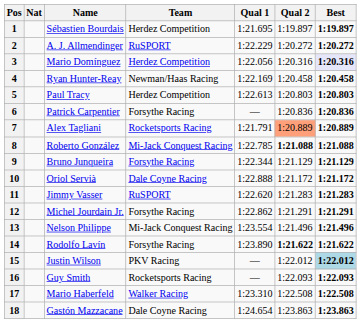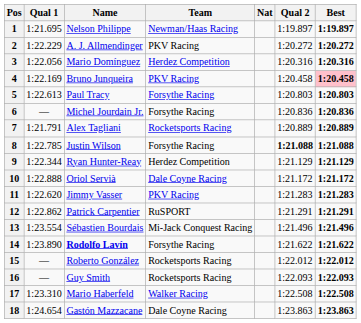columns swapped: (34, 12) <-> (255, 12)
(85, 29) Sébastien Bourdais -> (99, 29) Nelson Philippe
(169, 29) Herdez Competition -> (193, 29) Newman/Haas Racing
(150, 46) RuSPORT -> (174, 46) PKV Racing
(336, 62) lavender background -> (336, 62) no background
(84, 79) Ryan Hunter-Reay -> (100, 79) Bruno Junqueira
(173, 79) Newman/Haas Racing -> (174, 79) PKV Racing
(336, 79) no background -> (336, 79) pink background
(169, 95) Herdez Competition -> (181, 95) Forsythe Racing
(83, 112) Patrick Carpentier -> (105, 112) Michel Jourdain Jr.
(295, 128) lightsalmon background -> (295, 128) no background
(83, 145) Roberto González -> (94, 145) Justin Wilson
(180, 145) Mi-Jack Conquest Racing -> (181, 145) Forsythe Racing
(80, 161) Bruno Junqueira -> (104, 161) Ryan Hunter-Reay
(161, 161) Forsythe Racing -> (189, 161) Herdez Competition
(150, 194) RuSPORT -> (174, 194) PKV Racing
(85, 211) Michel Jourdain Jr. -> (103, 211) Patrick Carpentier
(161, 211) Forsythe Racing -> (169, 211) RuSPORT
(79, 227) Nelson Philippe -> (105, 227) Sébastien Bourdais
(76, 244) normal -> (97, 244) bold
(295, 244) bold -> (295, 244) normal
(74, 261) Justin Wilson -> (103, 261) Roberto González
(154, 261) PKV Racing -> (190, 261) Rocketsports Racing
(336, 261) lightblue background -> (336, 261) no background
